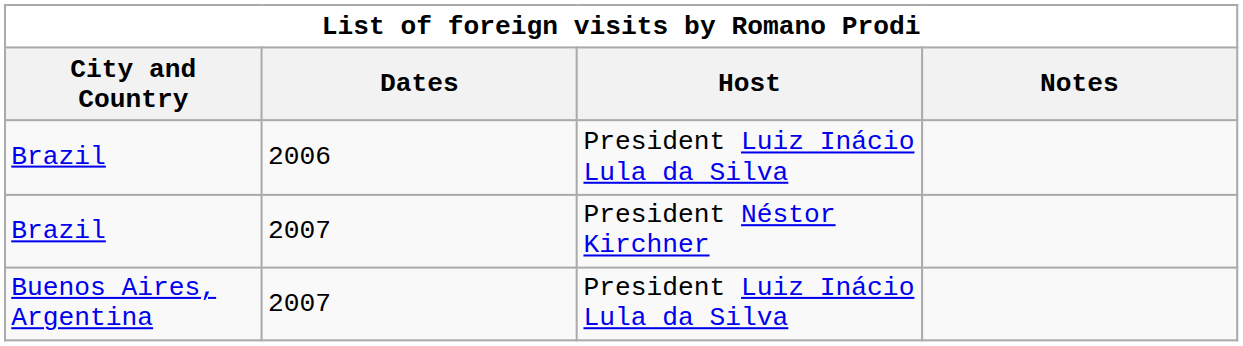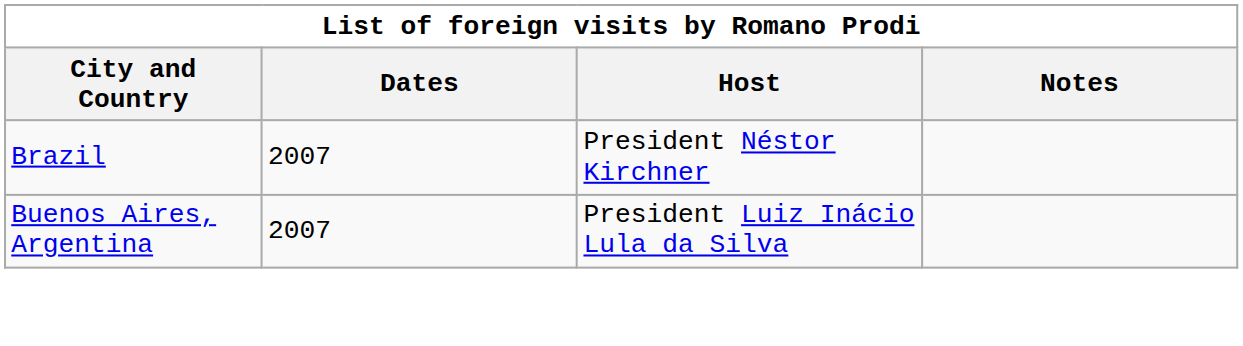- row: (59, 157)
